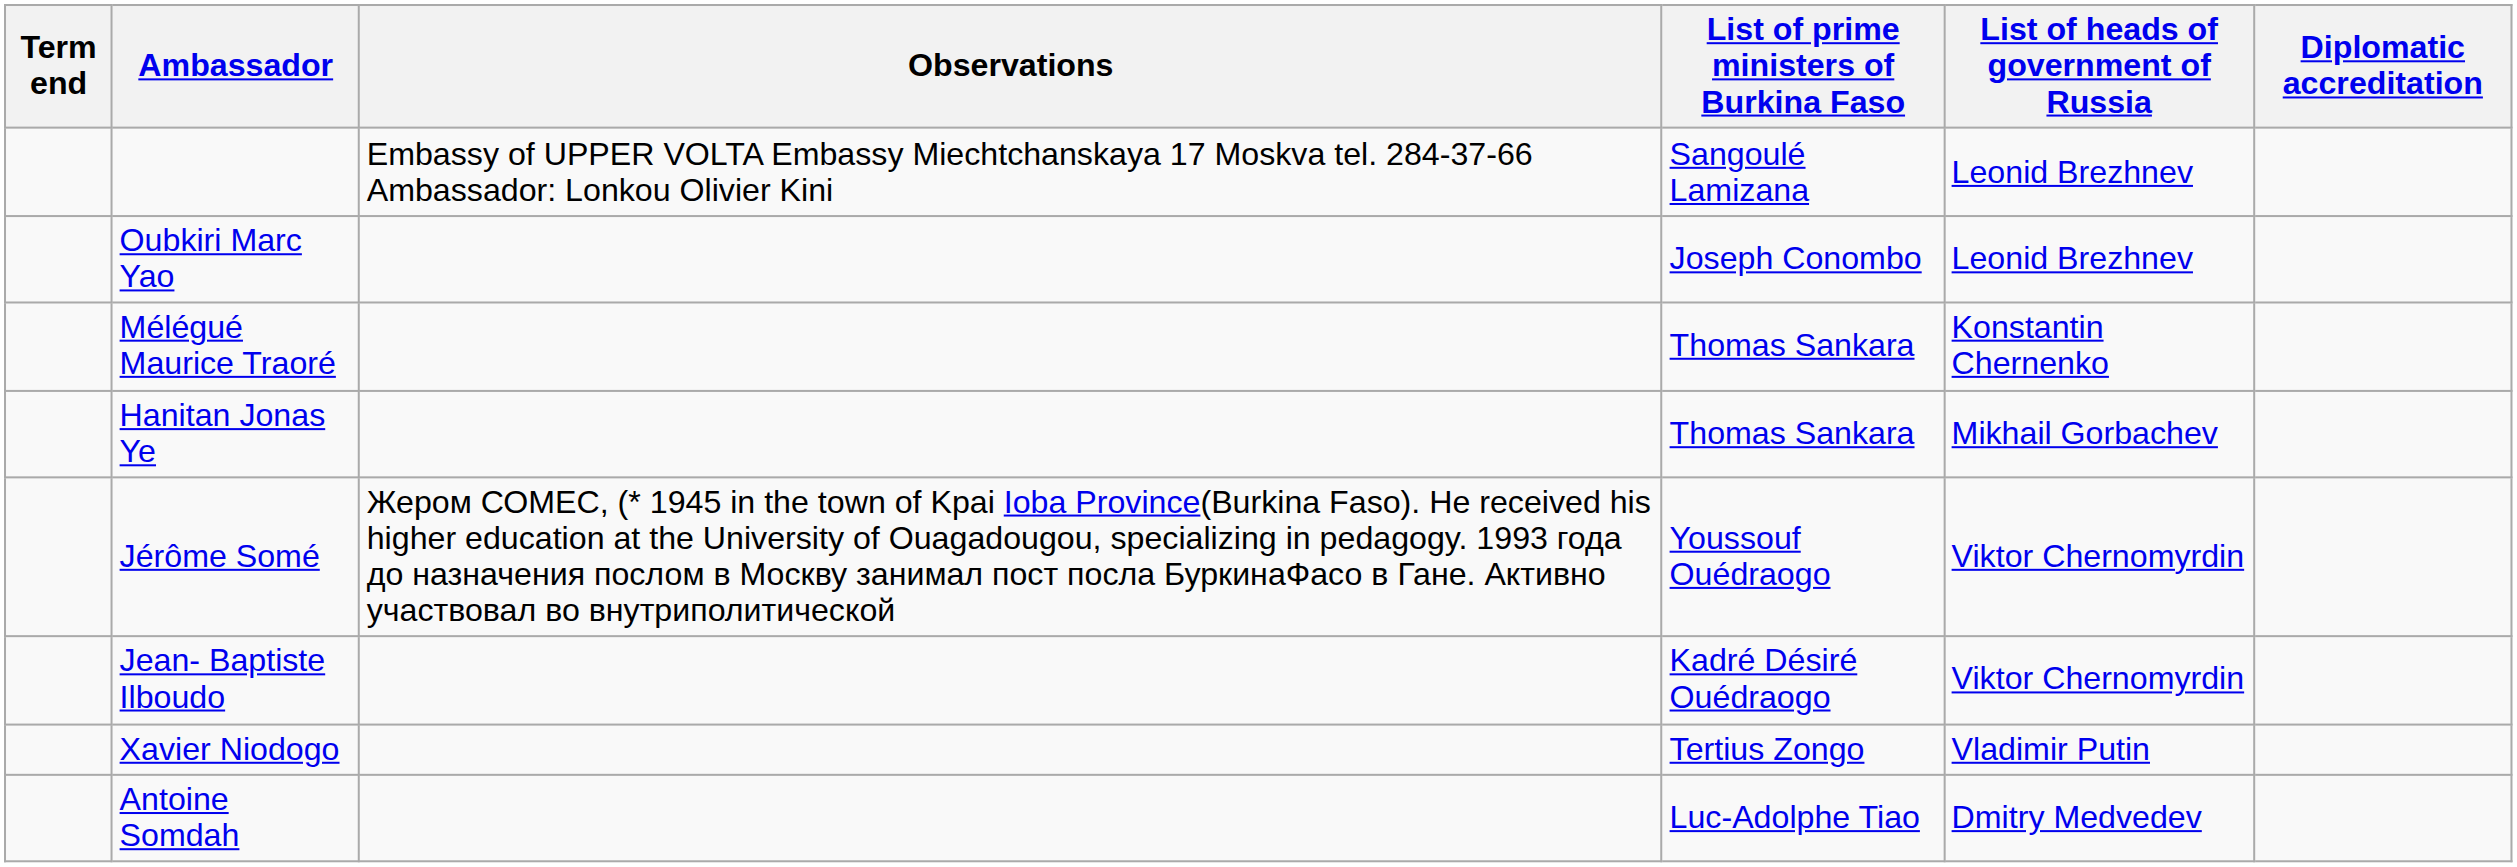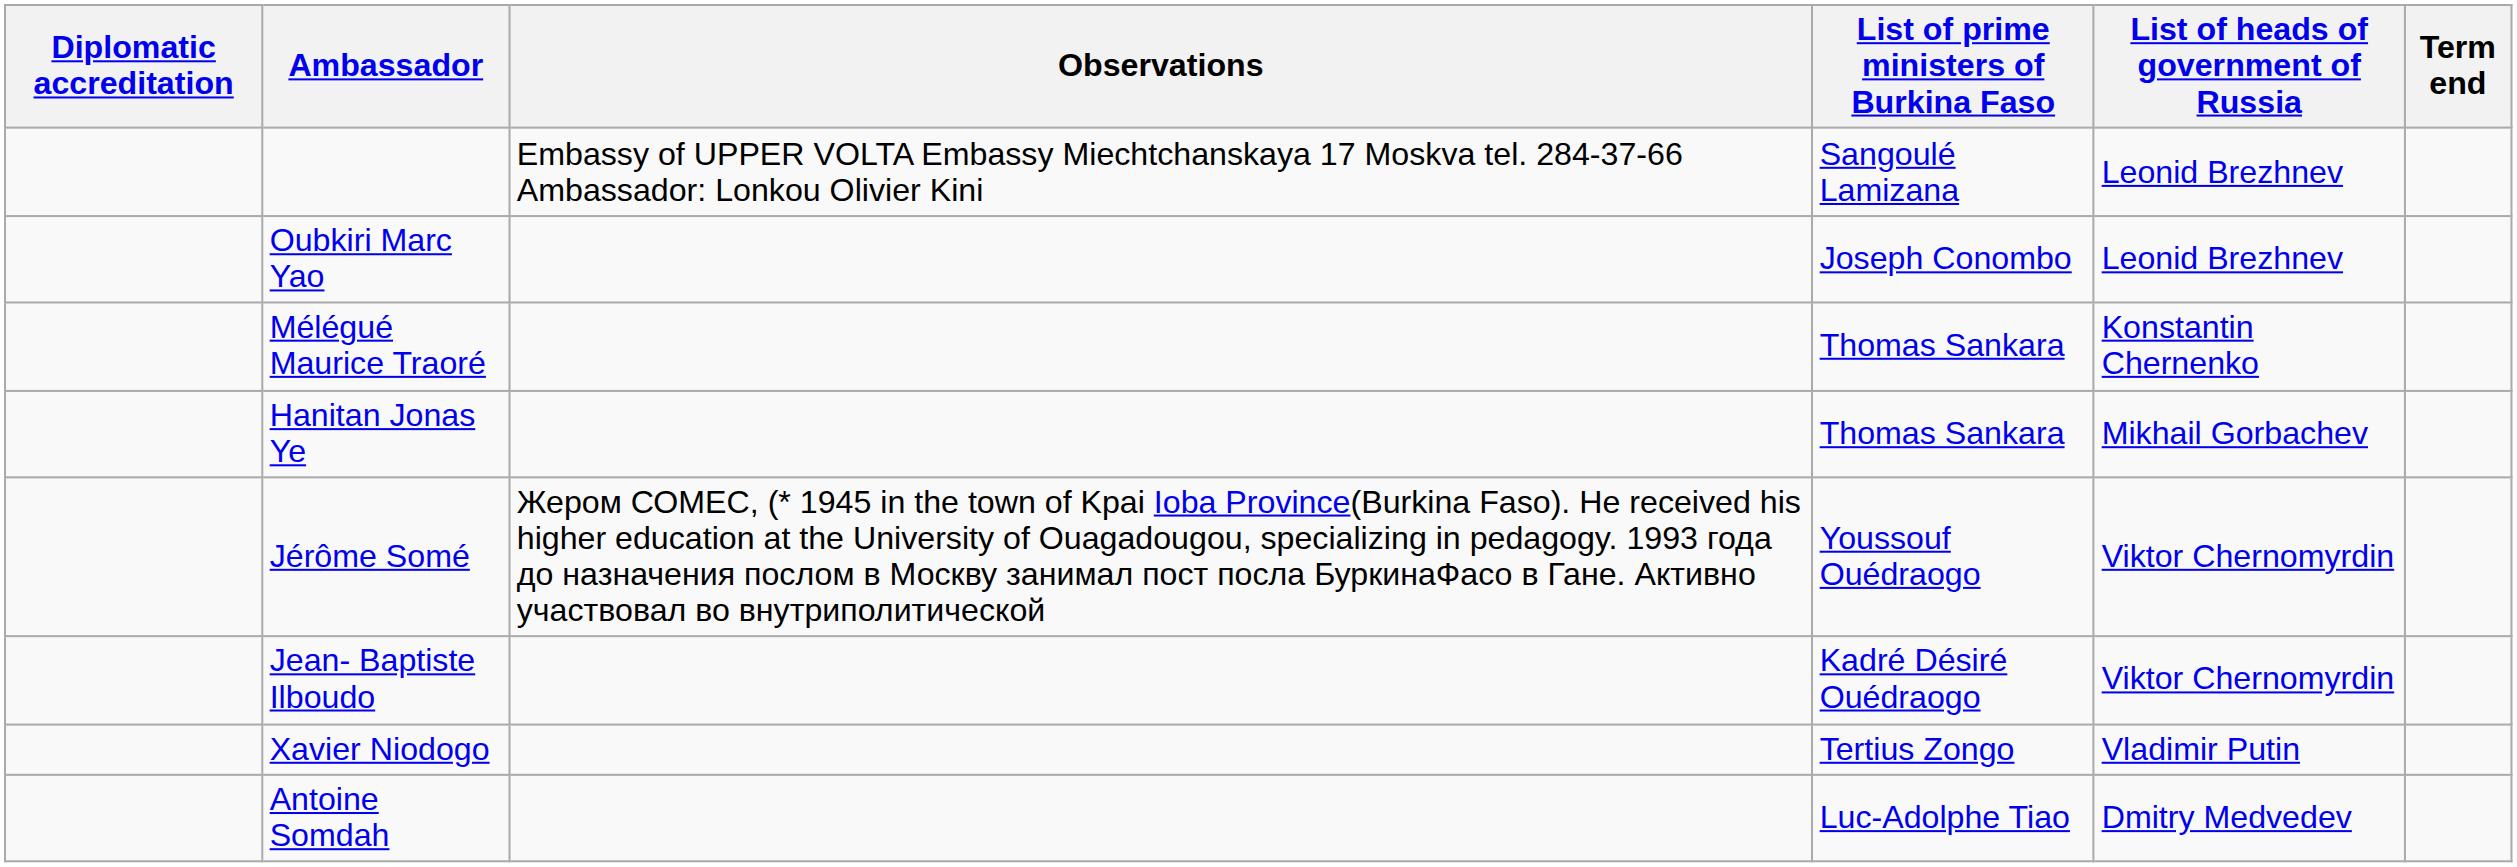columns swapped: (2383, 66) <-> (59, 66)
